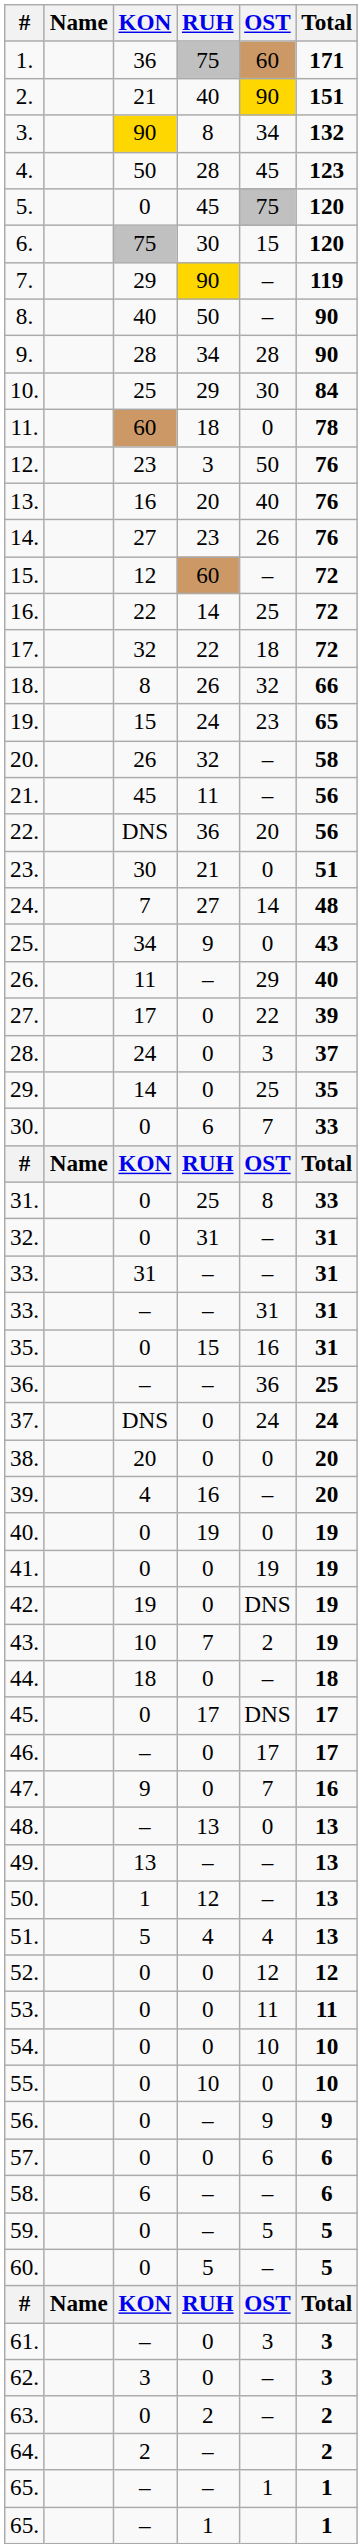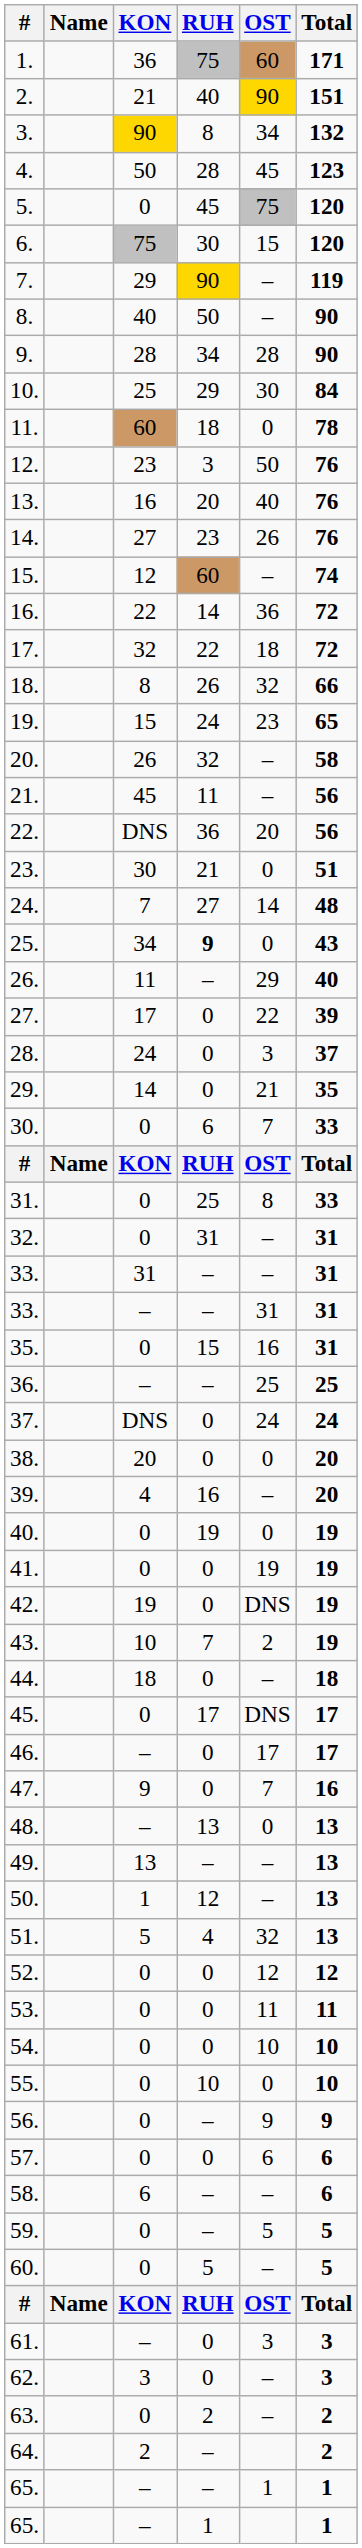(327, 574) 72 -> (327, 574) 74
(267, 611) 25 -> (267, 611) 36
(208, 942) normal -> (208, 942) bold
(267, 1089) 25 -> (267, 1089) 21
(267, 1384) 36 -> (267, 1384) 25
(267, 1936) 4 -> (267, 1936) 32
